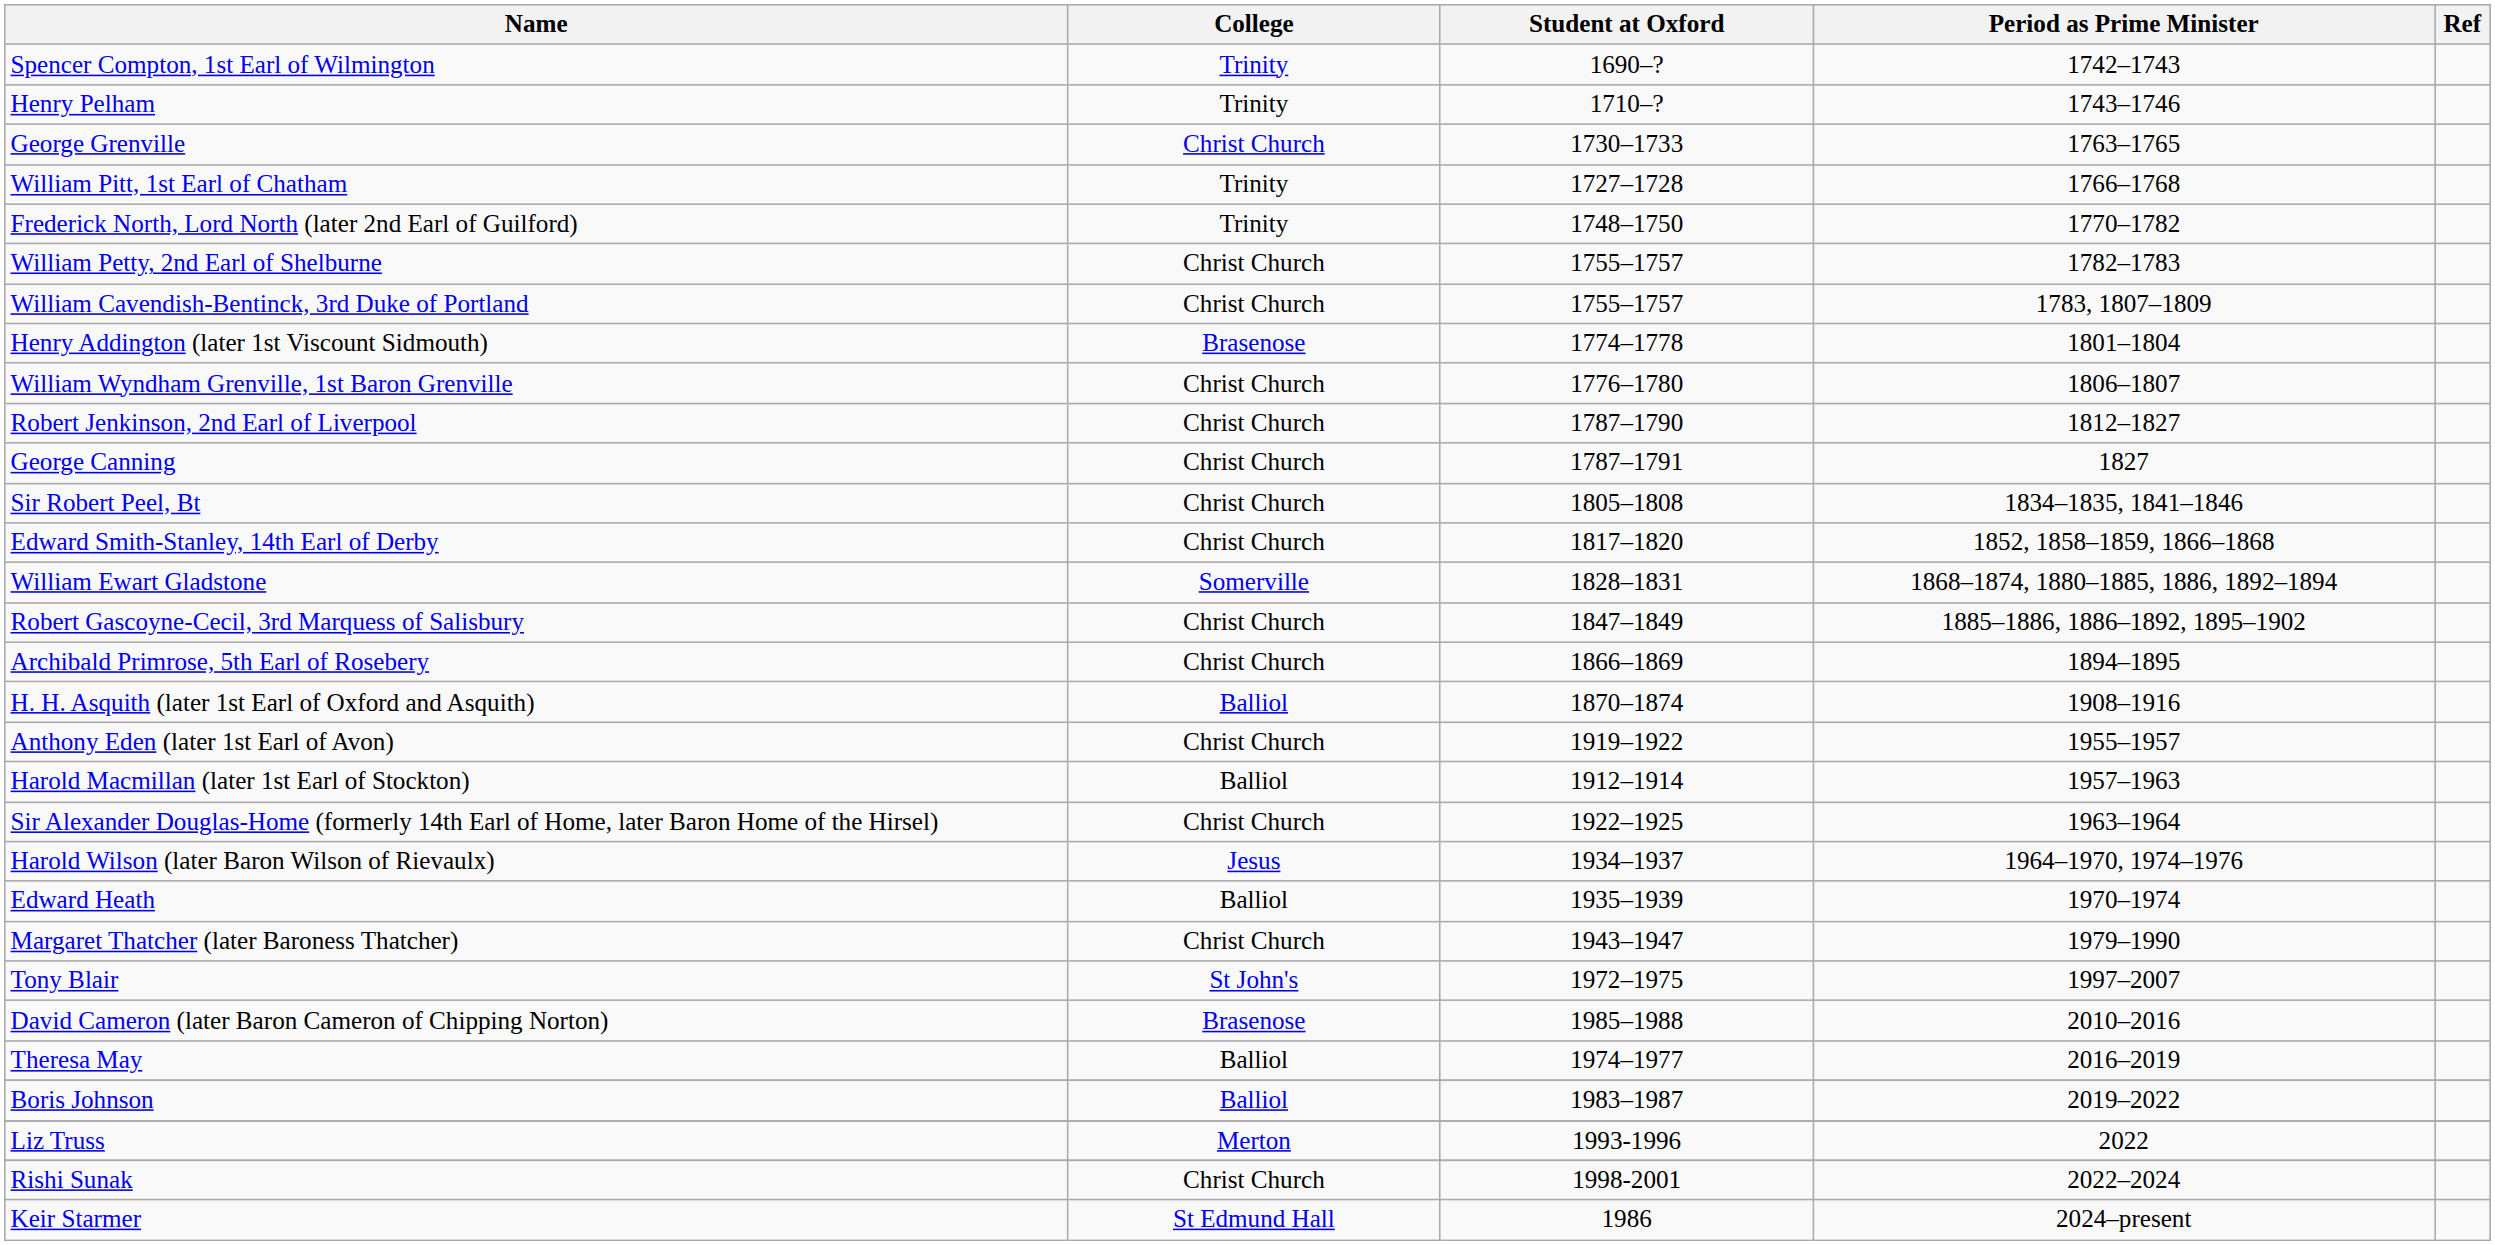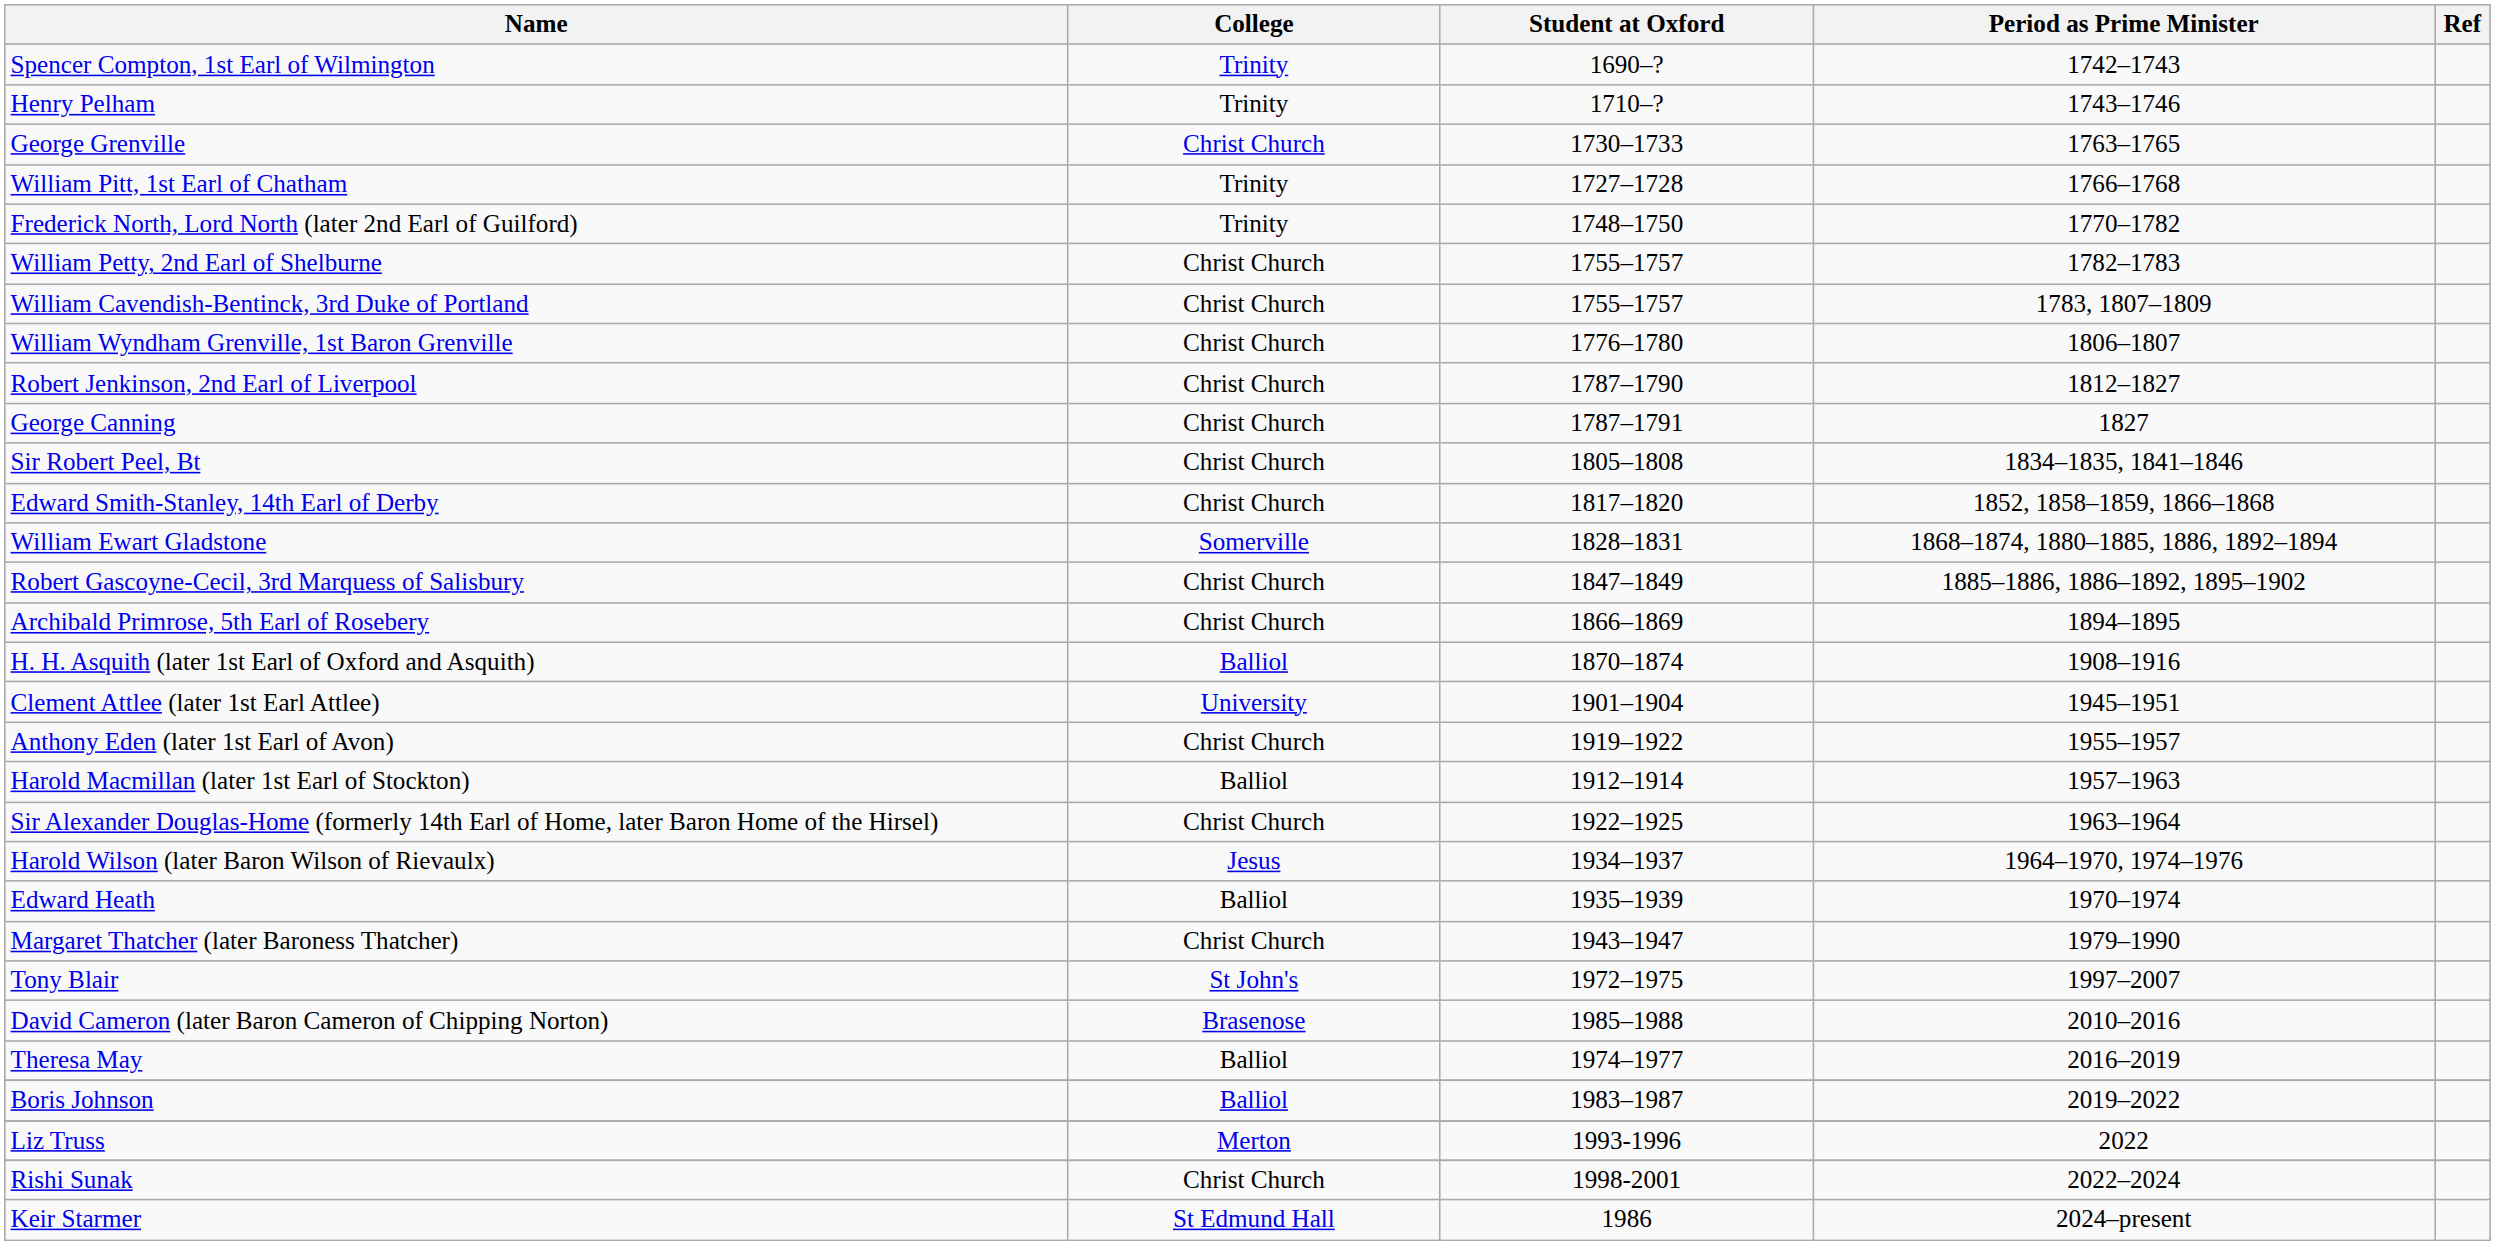- row: (249, 343)
+ row: (195, 701)
